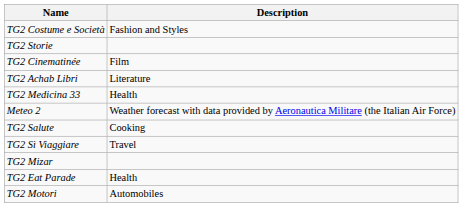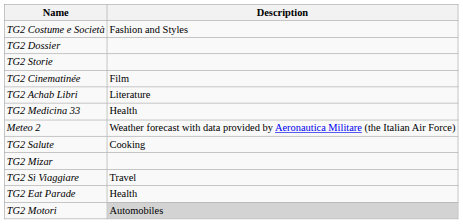+ row: (33, 45)
rows swapped: (30, 161) <-> (43, 144)
(136, 194) no background -> (136, 210) lightgrey background
